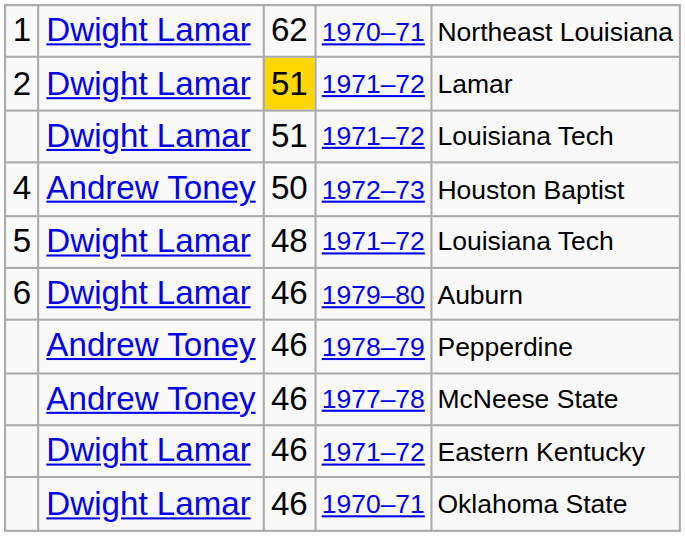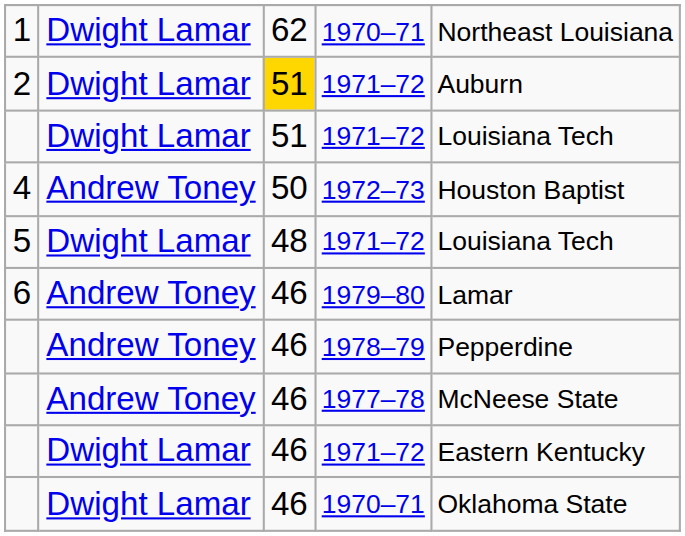(475, 84) Lamar -> (480, 84) Auburn
(149, 293) Dwight Lamar -> (151, 293) Andrew Toney
(480, 294) Auburn -> (475, 294) Lamar
